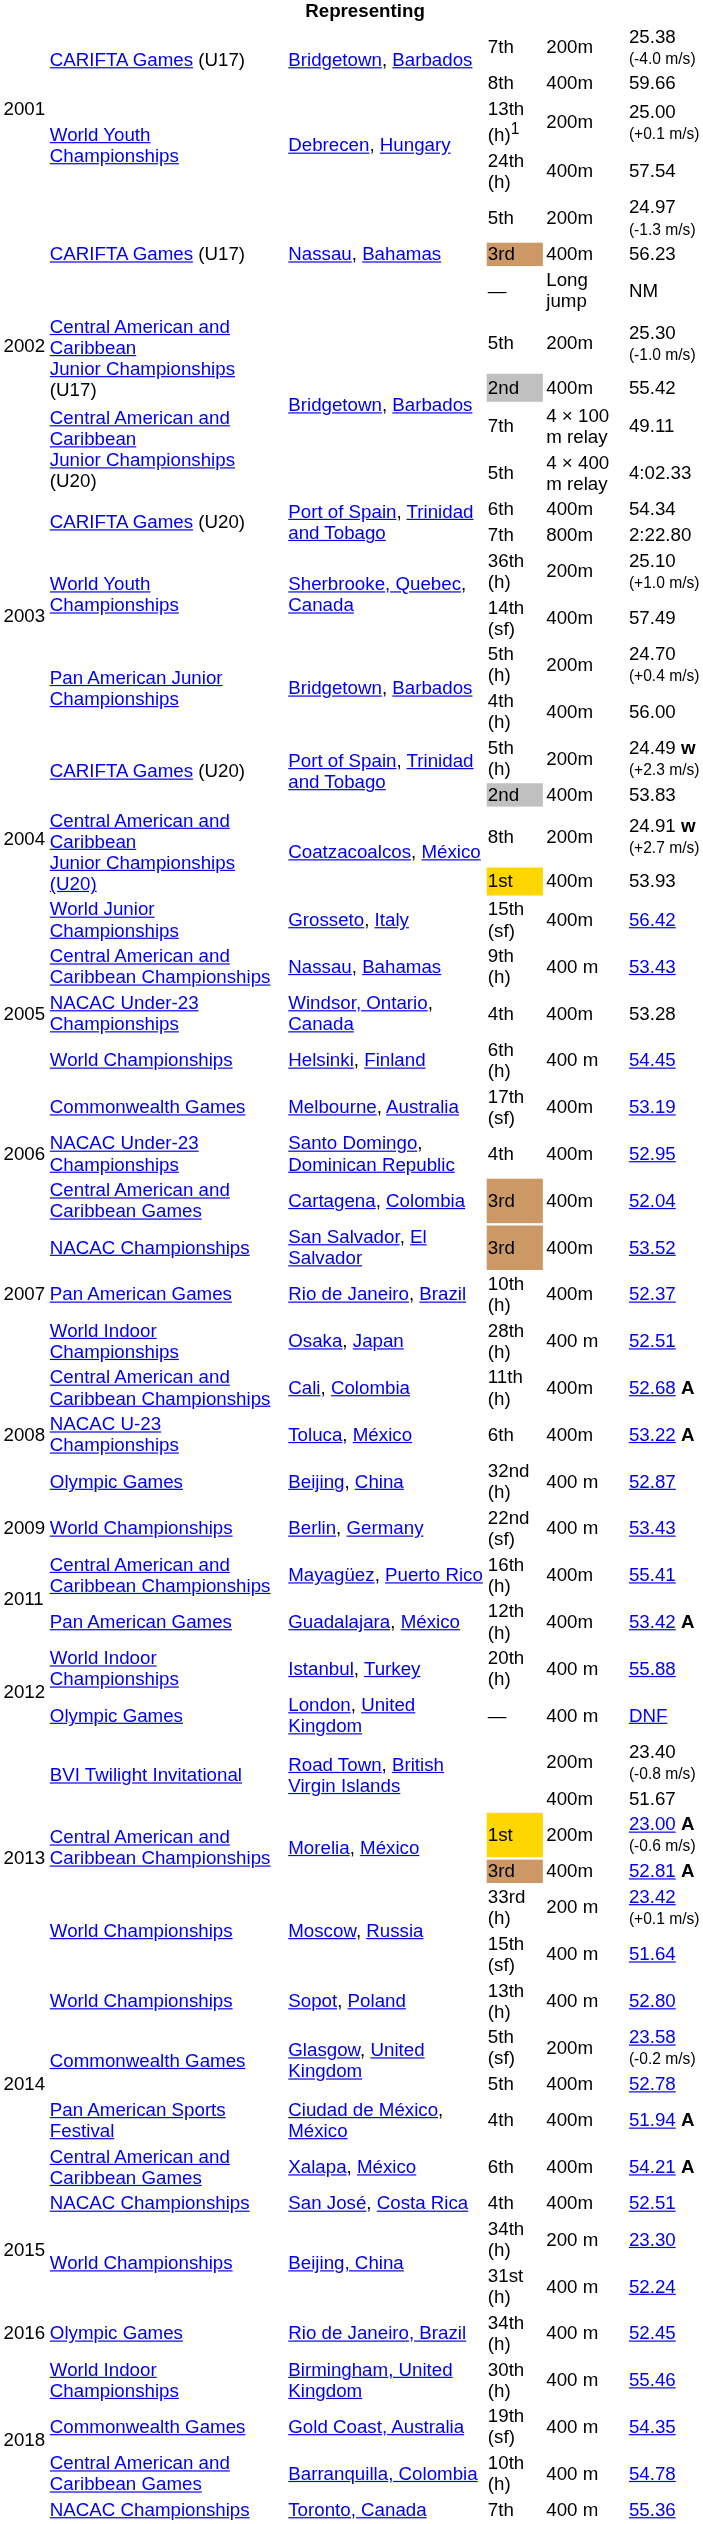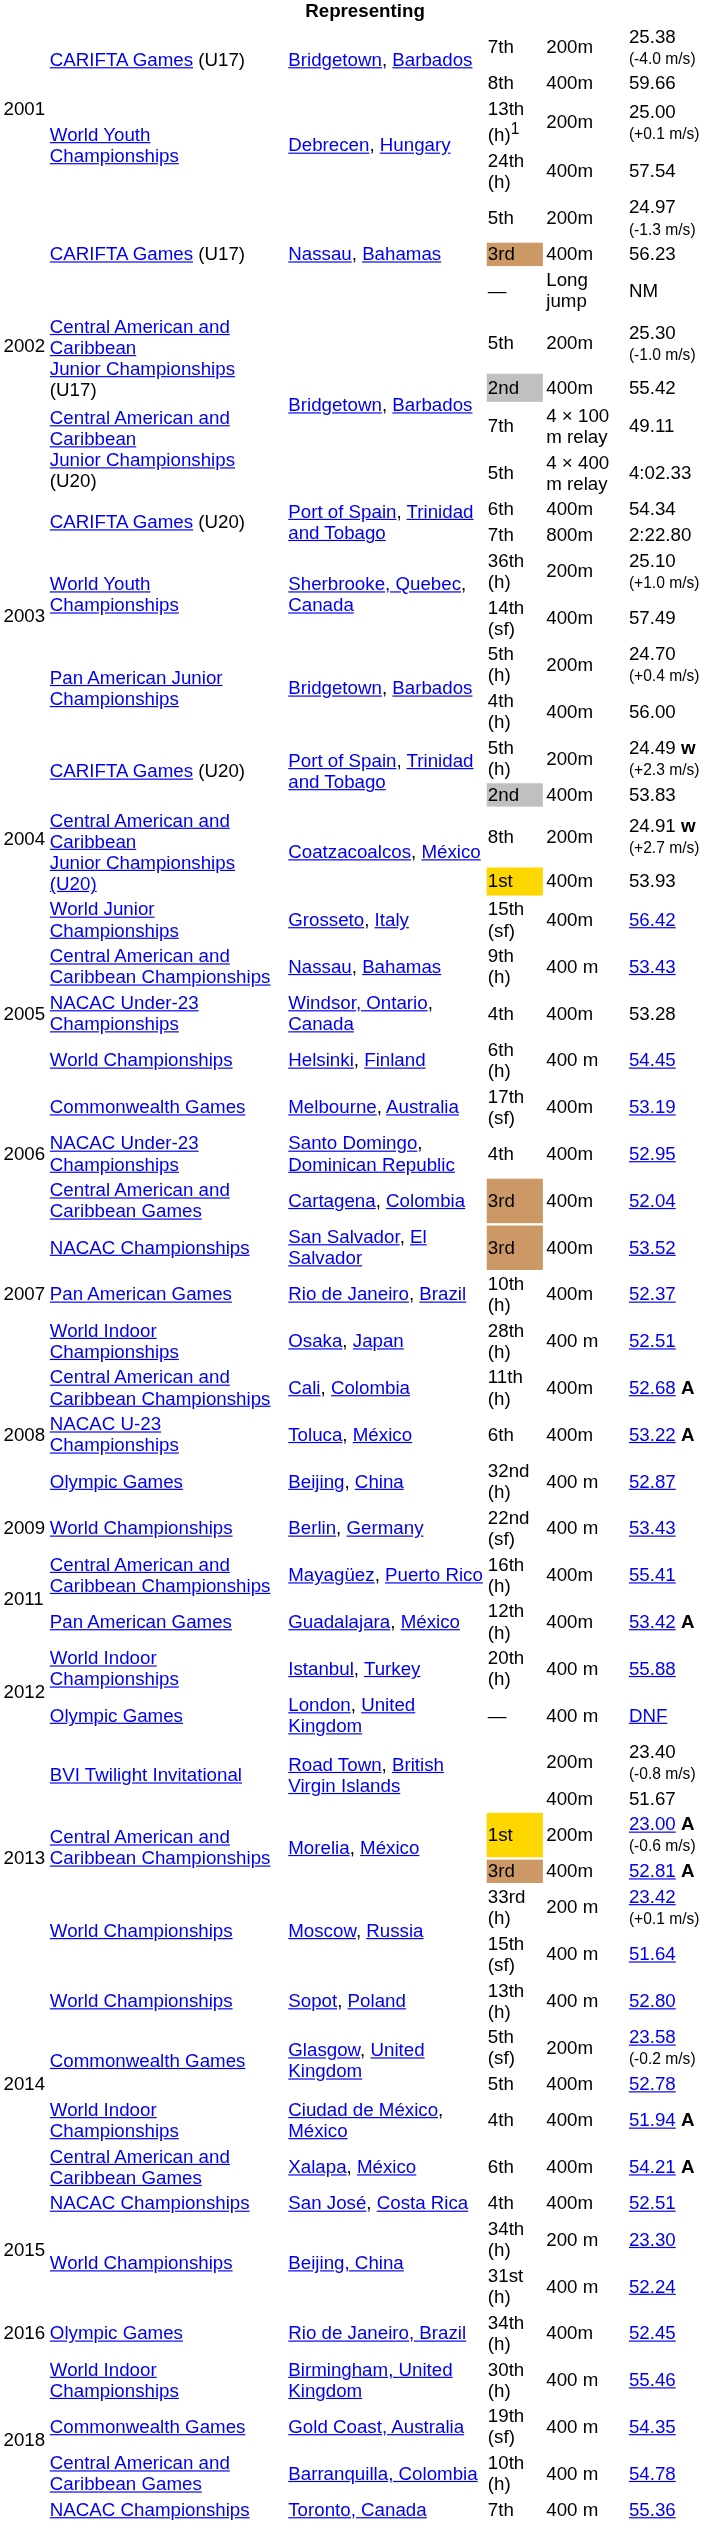(138, 2120) Pan American Sports Festival -> (114, 2120) World Indoor Championships
(572, 2333) 400 m -> (570, 2333) 400m
